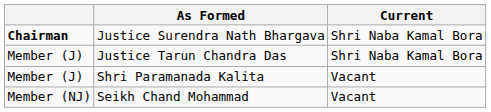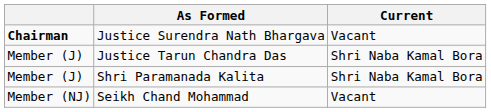(407, 35) Shri Naba Kamal Bora -> (354, 35) Vacant
(354, 76) Vacant -> (407, 76) Shri Naba Kamal Bora
